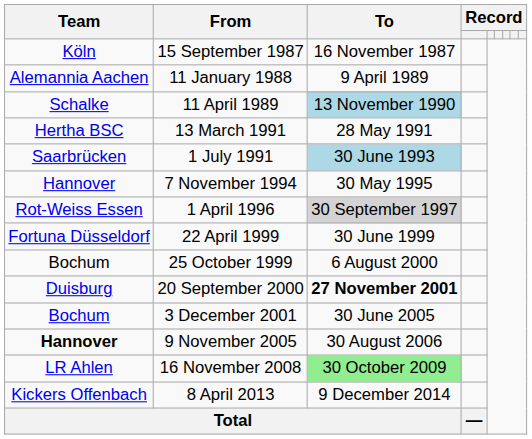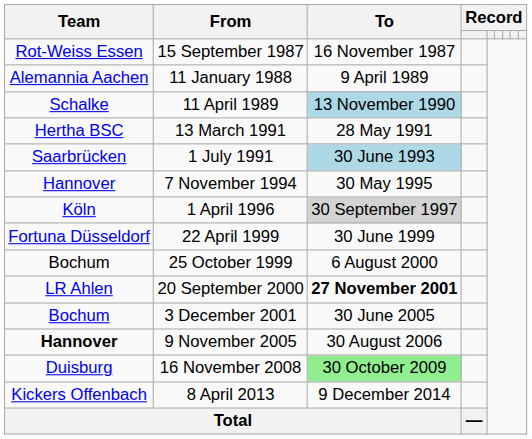(79, 51) Köln -> (79, 51) Rot-Weiss Essen
(79, 210) Rot-Weiss Essen -> (79, 210) Köln
(79, 289) Duisburg -> (79, 289) LR Ahlen
(79, 368) LR Ahlen -> (79, 368) Duisburg
